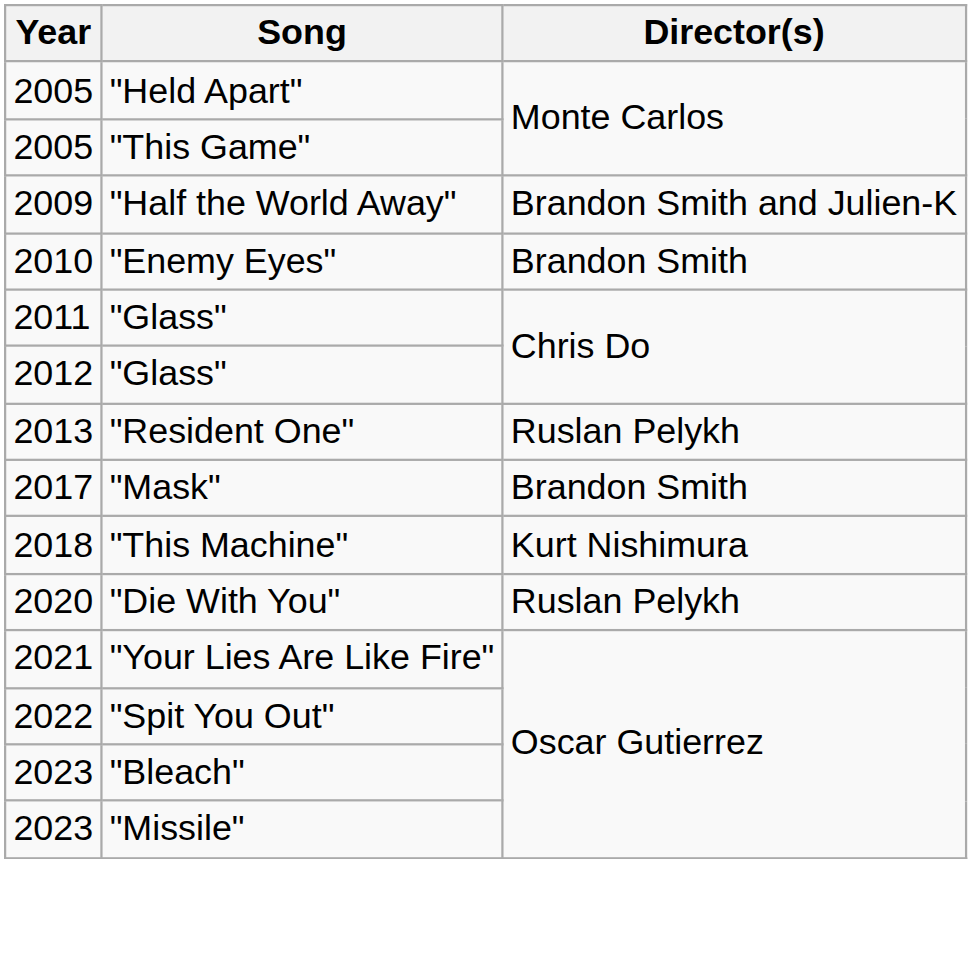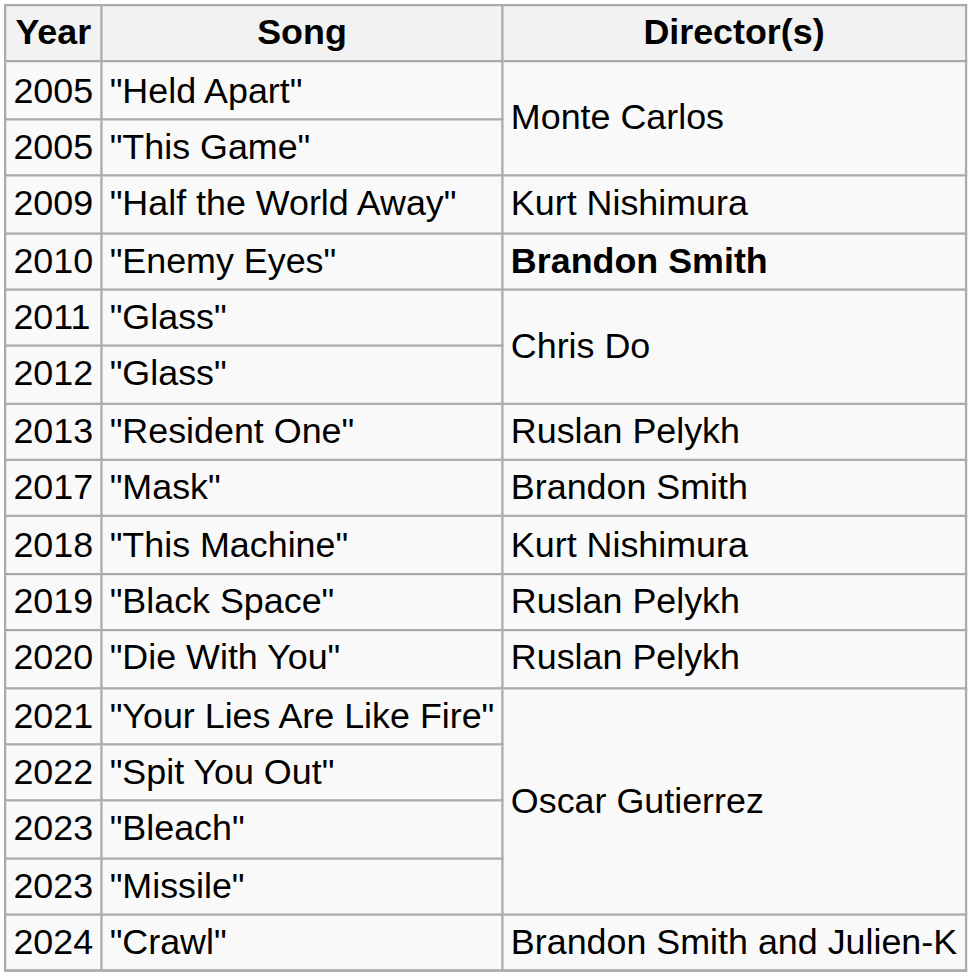(734, 203) Brandon Smith and Julien-K -> (629, 203) Kurt Nishimura
(629, 260) normal -> (639, 260) bold
+ row: (53, 601)
+ row: (53, 942)
